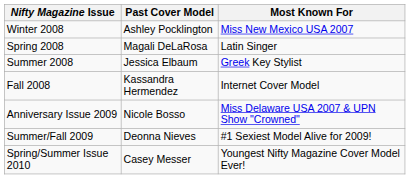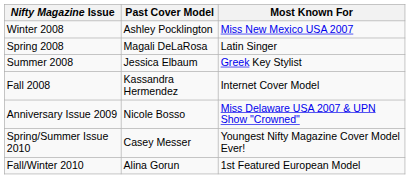- row: (50, 137)
+ row: (45, 165)
